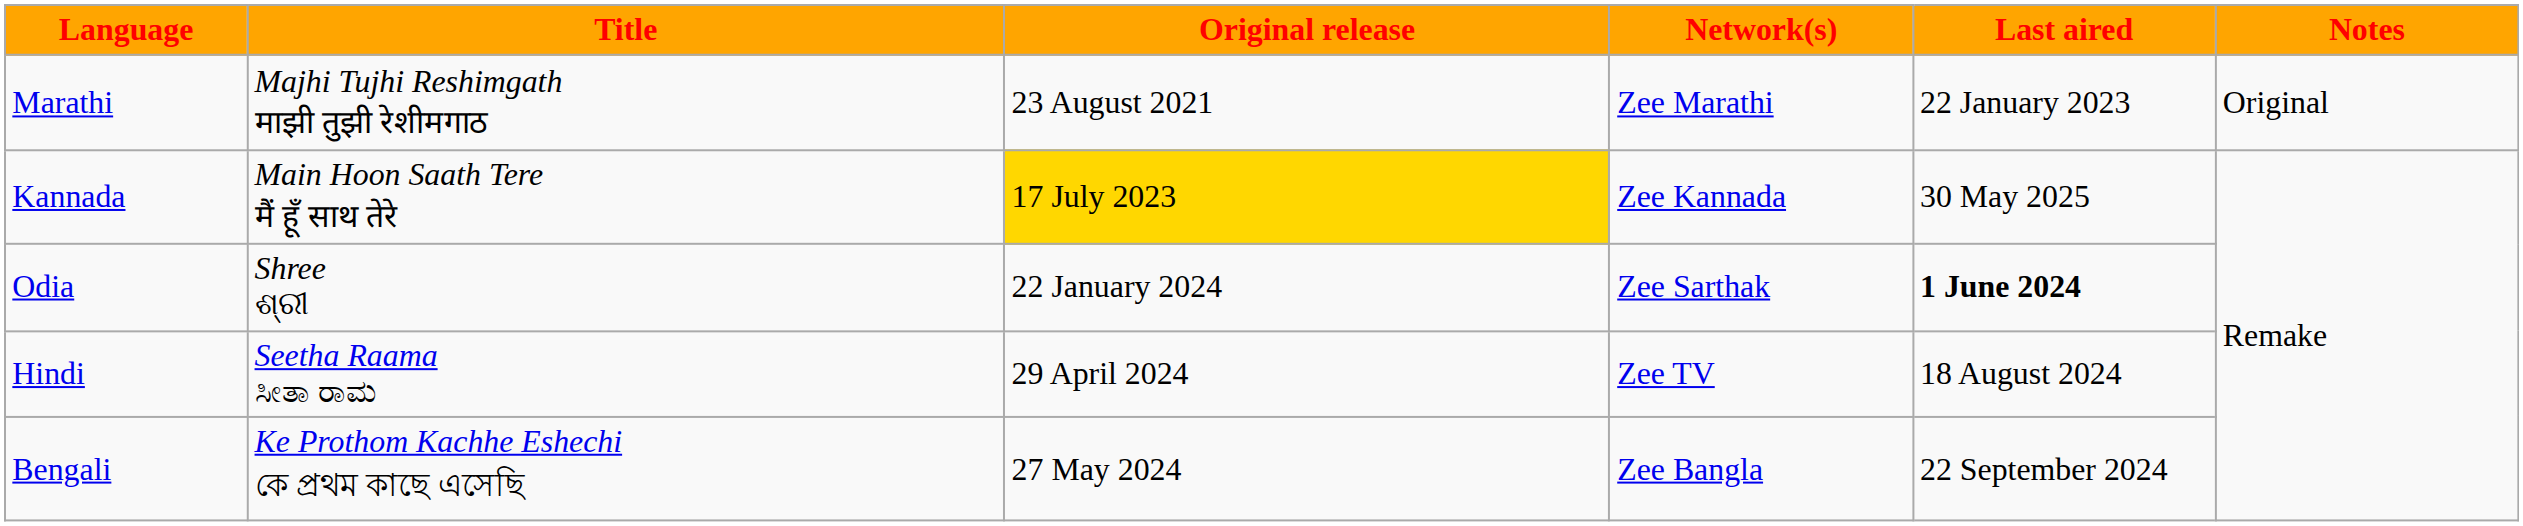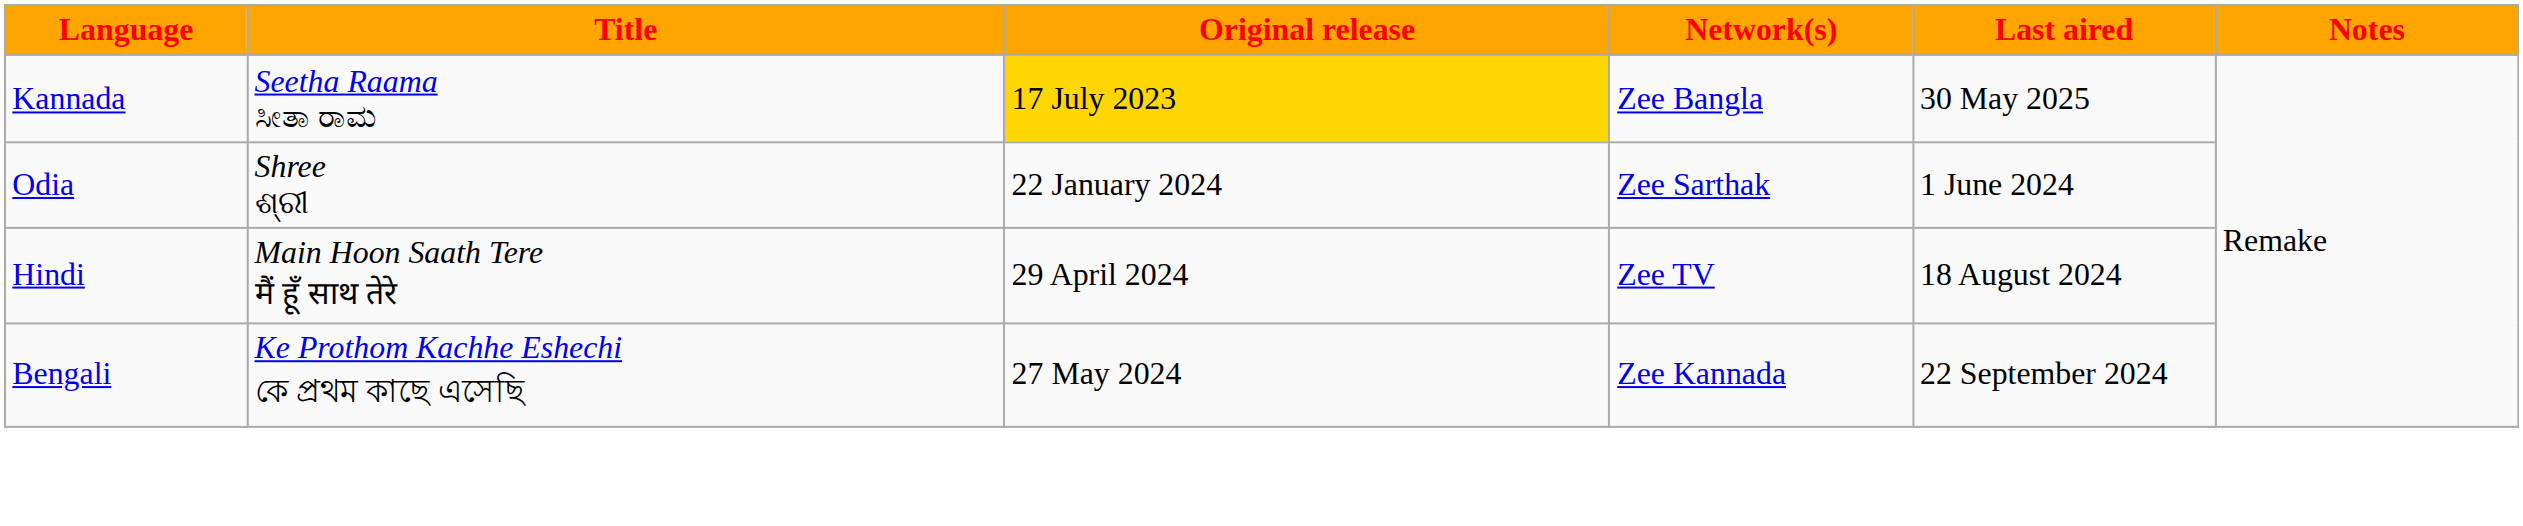- row: (63, 102)
(399, 195) Main Hoon Saath Tere मैं हूँ साथ तेरे -> (346, 98) Seetha Raama ಸೀತಾ ರಾಮ
(1702, 196) Zee Kannada -> (1690, 98) Zee Bangla
(2000, 286) bold -> (1997, 184) normal
(346, 373) Seetha Raama ಸೀತಾ ರಾಮ -> (399, 273) Main Hoon Saath Tere मैं हूँ साथ तेरे
(1690, 468) Zee Bangla -> (1702, 374) Zee Kannada
